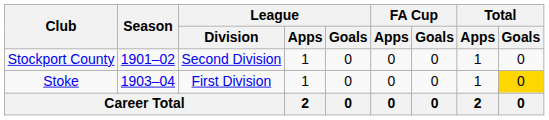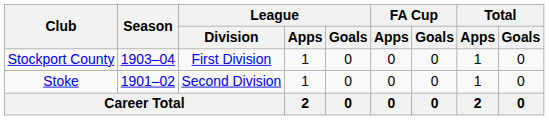(148, 59) 1901–02 -> (148, 59) 1903–04
(231, 59) Second Division -> (231, 59) First Division
(148, 81) 1903–04 -> (148, 81) 1901–02
(231, 81) First Division -> (231, 81) Second Division
(521, 81) gold background -> (521, 81) no background
